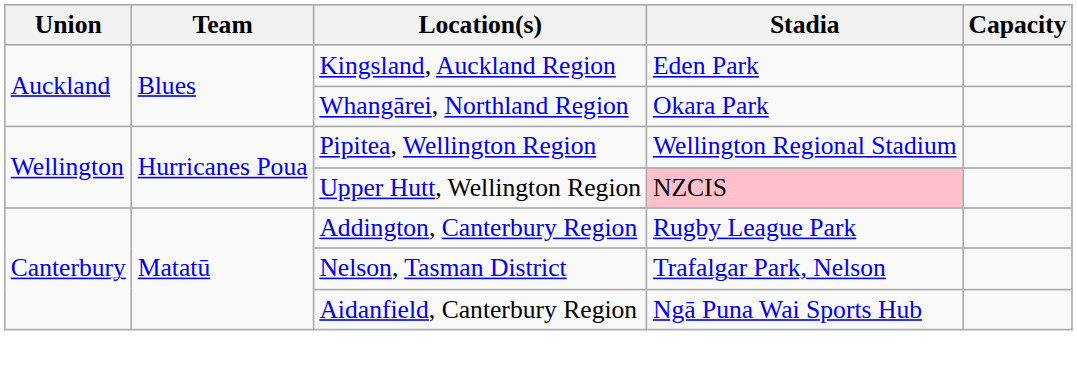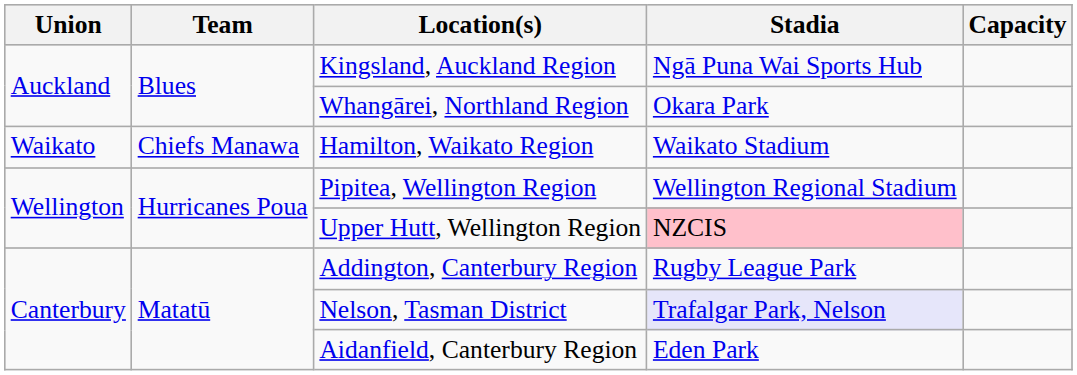(706, 65) Eden Park -> (787, 65) Ngā Puna Wai Sports Hub
+ row: (456, 146)
(769, 268) no background -> (769, 308) lavender background
(787, 308) Ngā Puna Wai Sports Hub -> (706, 349) Eden Park
